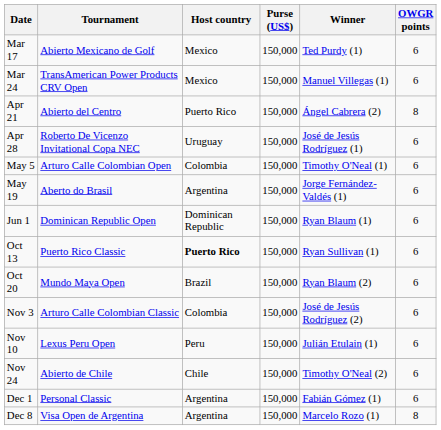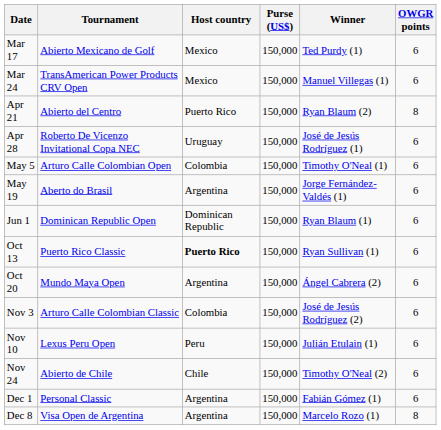(342, 111) Ángel Cabrera (2) -> (337, 111) Ryan Blaum (2)
(198, 282) Brazil -> (206, 282) Argentina
(337, 282) Ryan Blaum (2) -> (342, 282) Ángel Cabrera (2)
